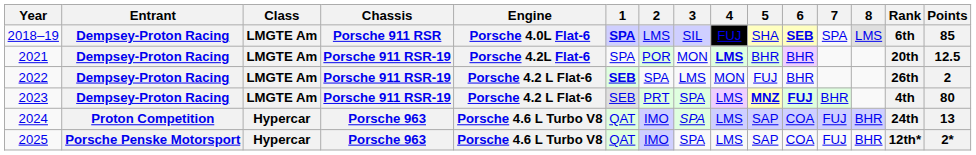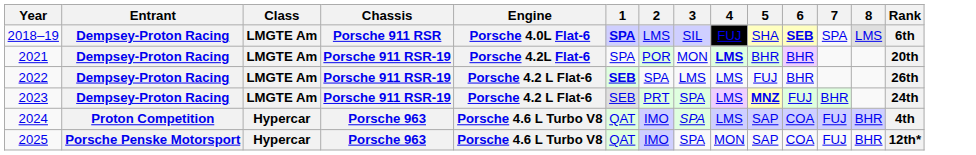- column: (947, 14)
(729, 77) MON -> (729, 77) LMS
(800, 98) bold -> (800, 98) normal
(905, 98) 4th -> (905, 98) 24th
(905, 118) 24th -> (905, 118) 4th
(729, 139) LMS -> (729, 139) MON
